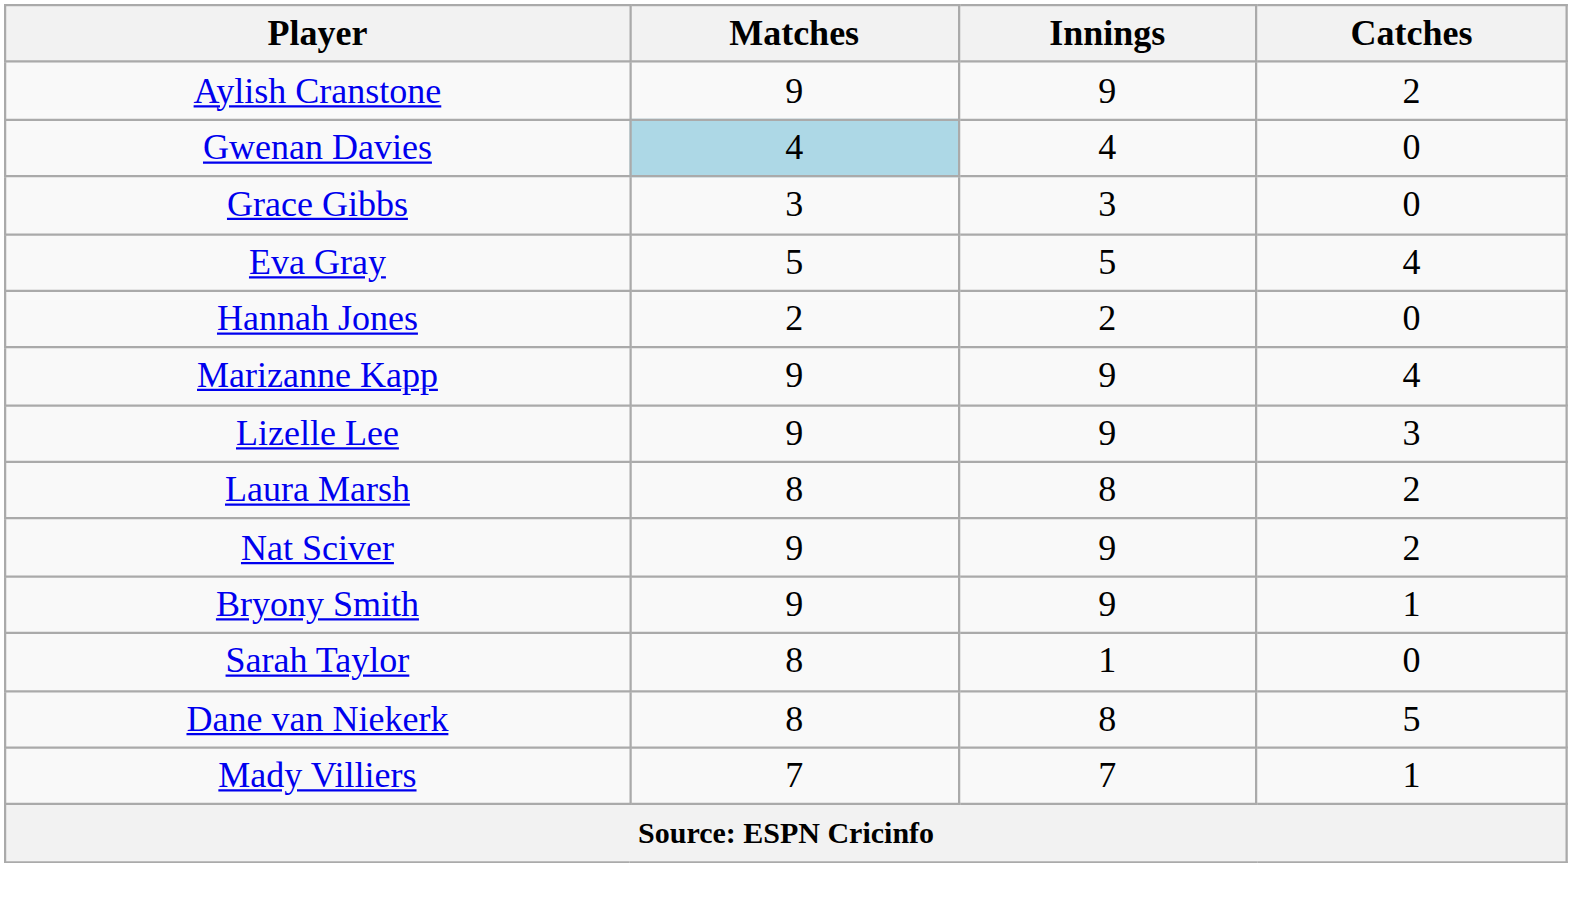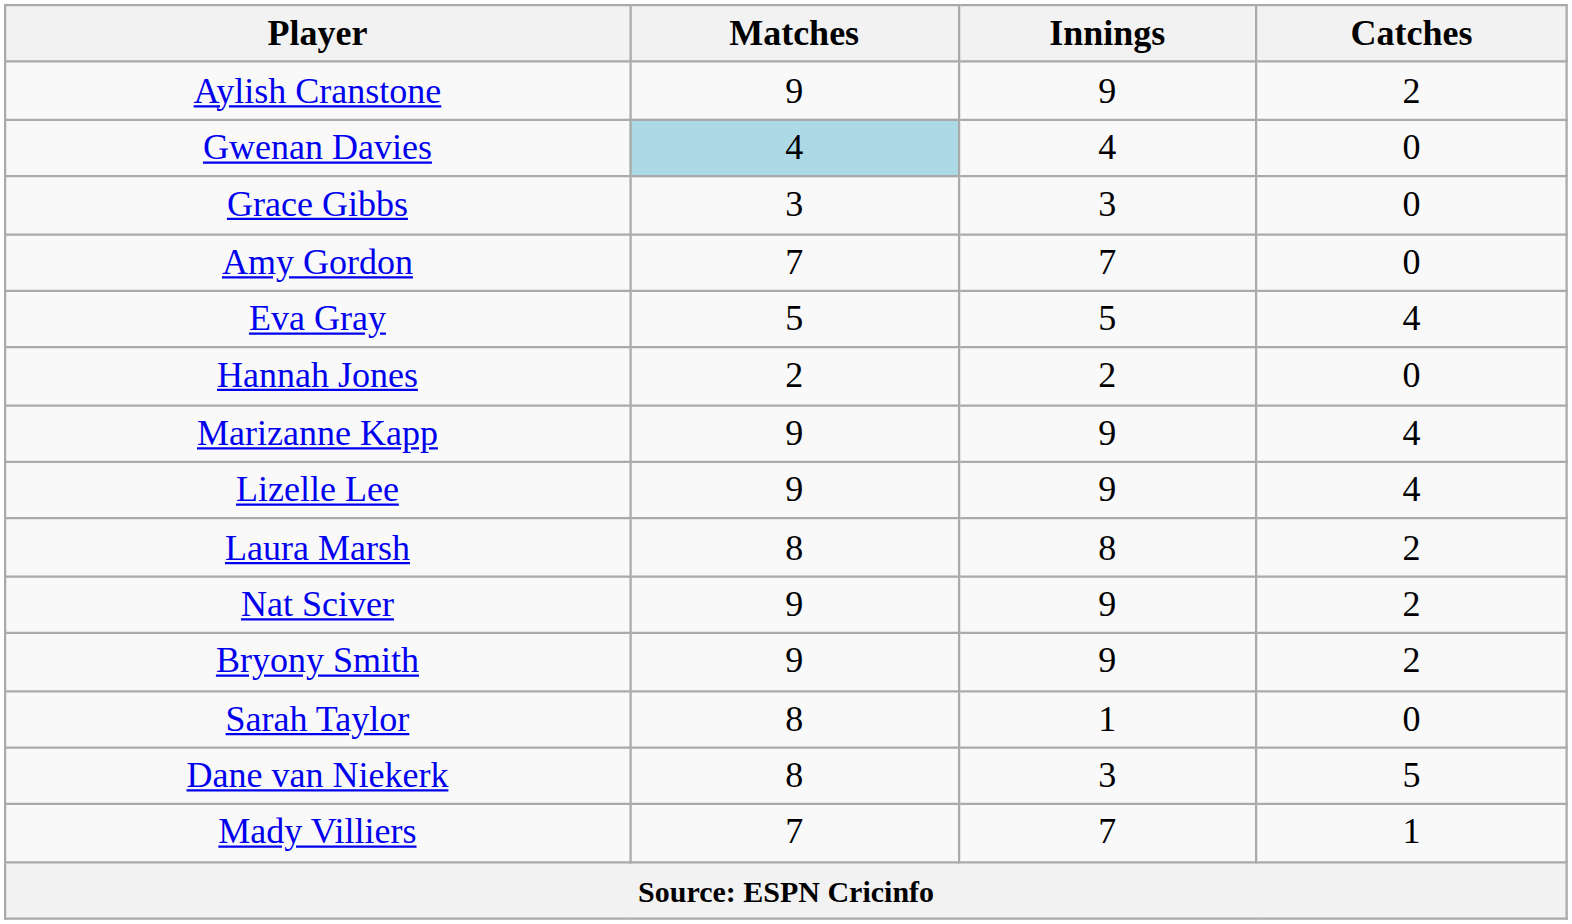+ row: (317, 261)
(1412, 432) 3 -> (1412, 489) 4
(1412, 603) 1 -> (1412, 661) 2
(1107, 718) 8 -> (1107, 775) 3
